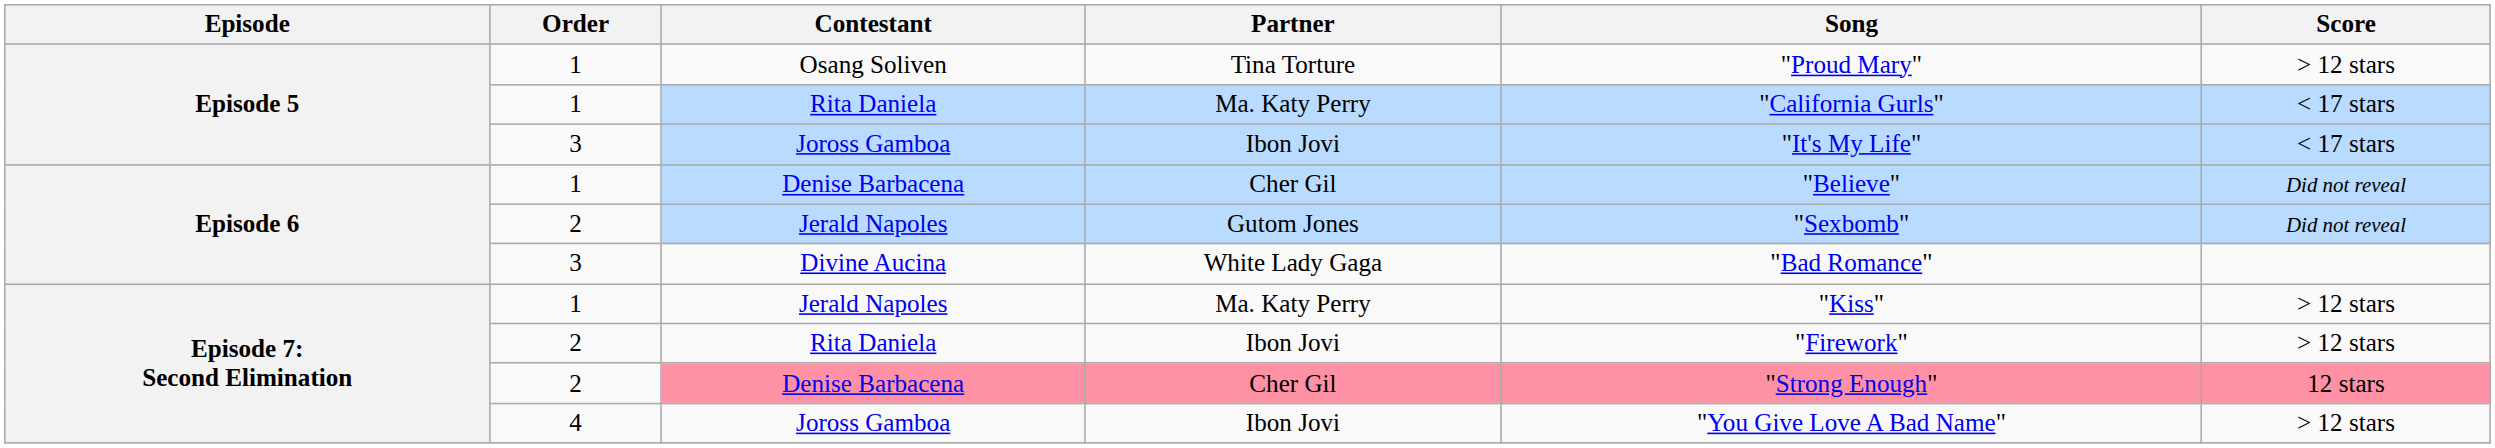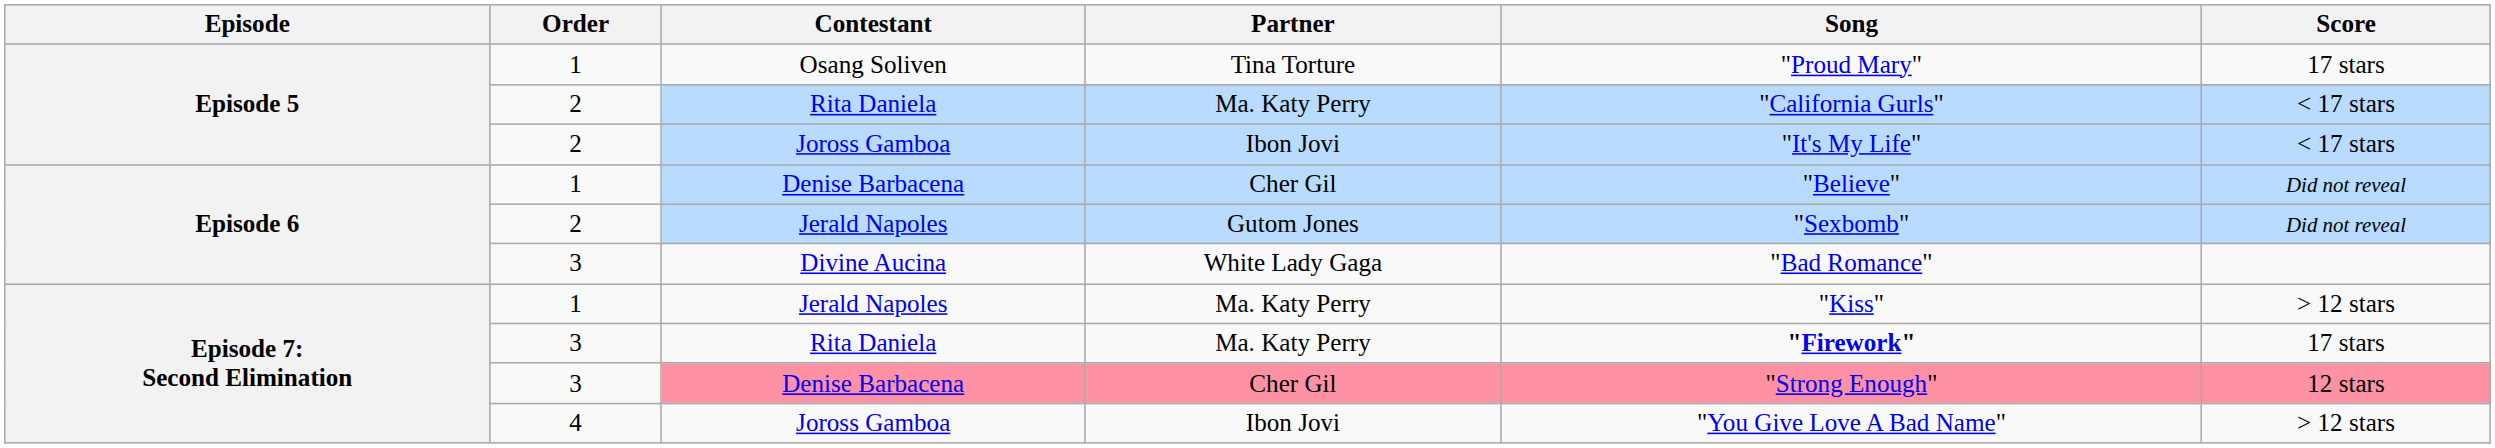(2346, 64) > 12 stars -> (2346, 64) 17 stars
(576, 104) 1 -> (576, 104) 2
(576, 143) 3 -> (576, 143) 2
(576, 343) 2 -> (576, 343) 3
(1293, 343) Ibon Jovi -> (1293, 343) Ma. Katy Perry
(1851, 343) normal -> (1851, 343) bold
(2346, 343) > 12 stars -> (2346, 343) 17 stars
(576, 382) 2 -> (576, 382) 3
